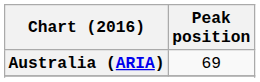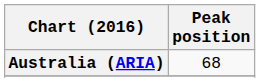(211, 63) 69 -> (211, 63) 68
